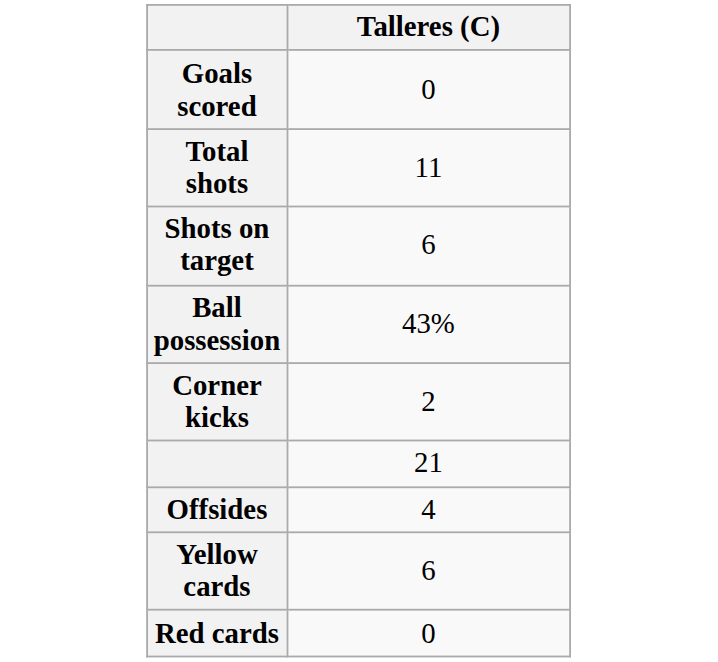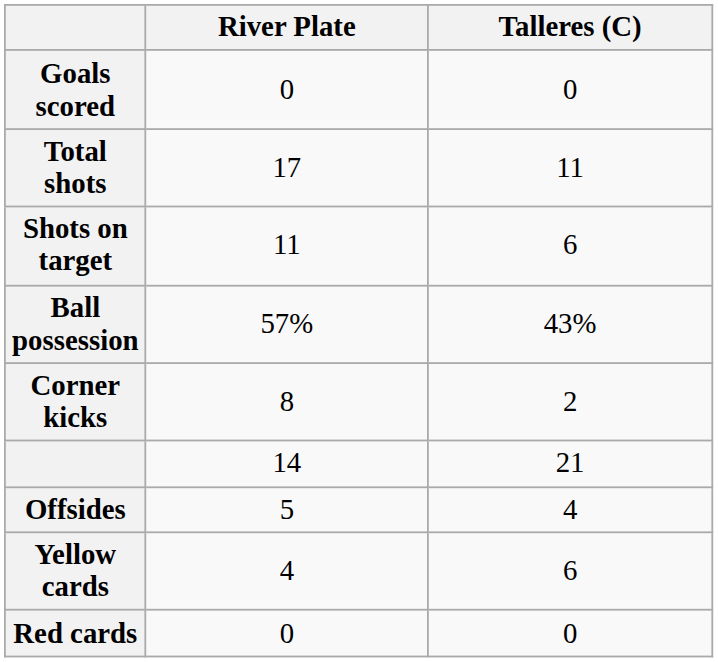+ column: (287, 27)
